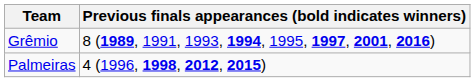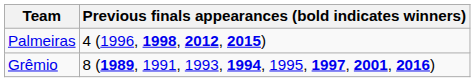rows swapped: (33, 40) <-> (42, 64)
